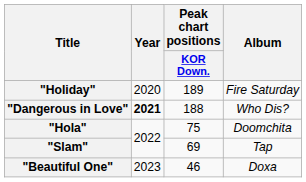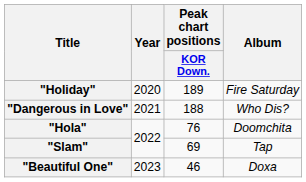(147, 109) bold -> (147, 109) normal
(193, 128) 75 -> (193, 128) 76
